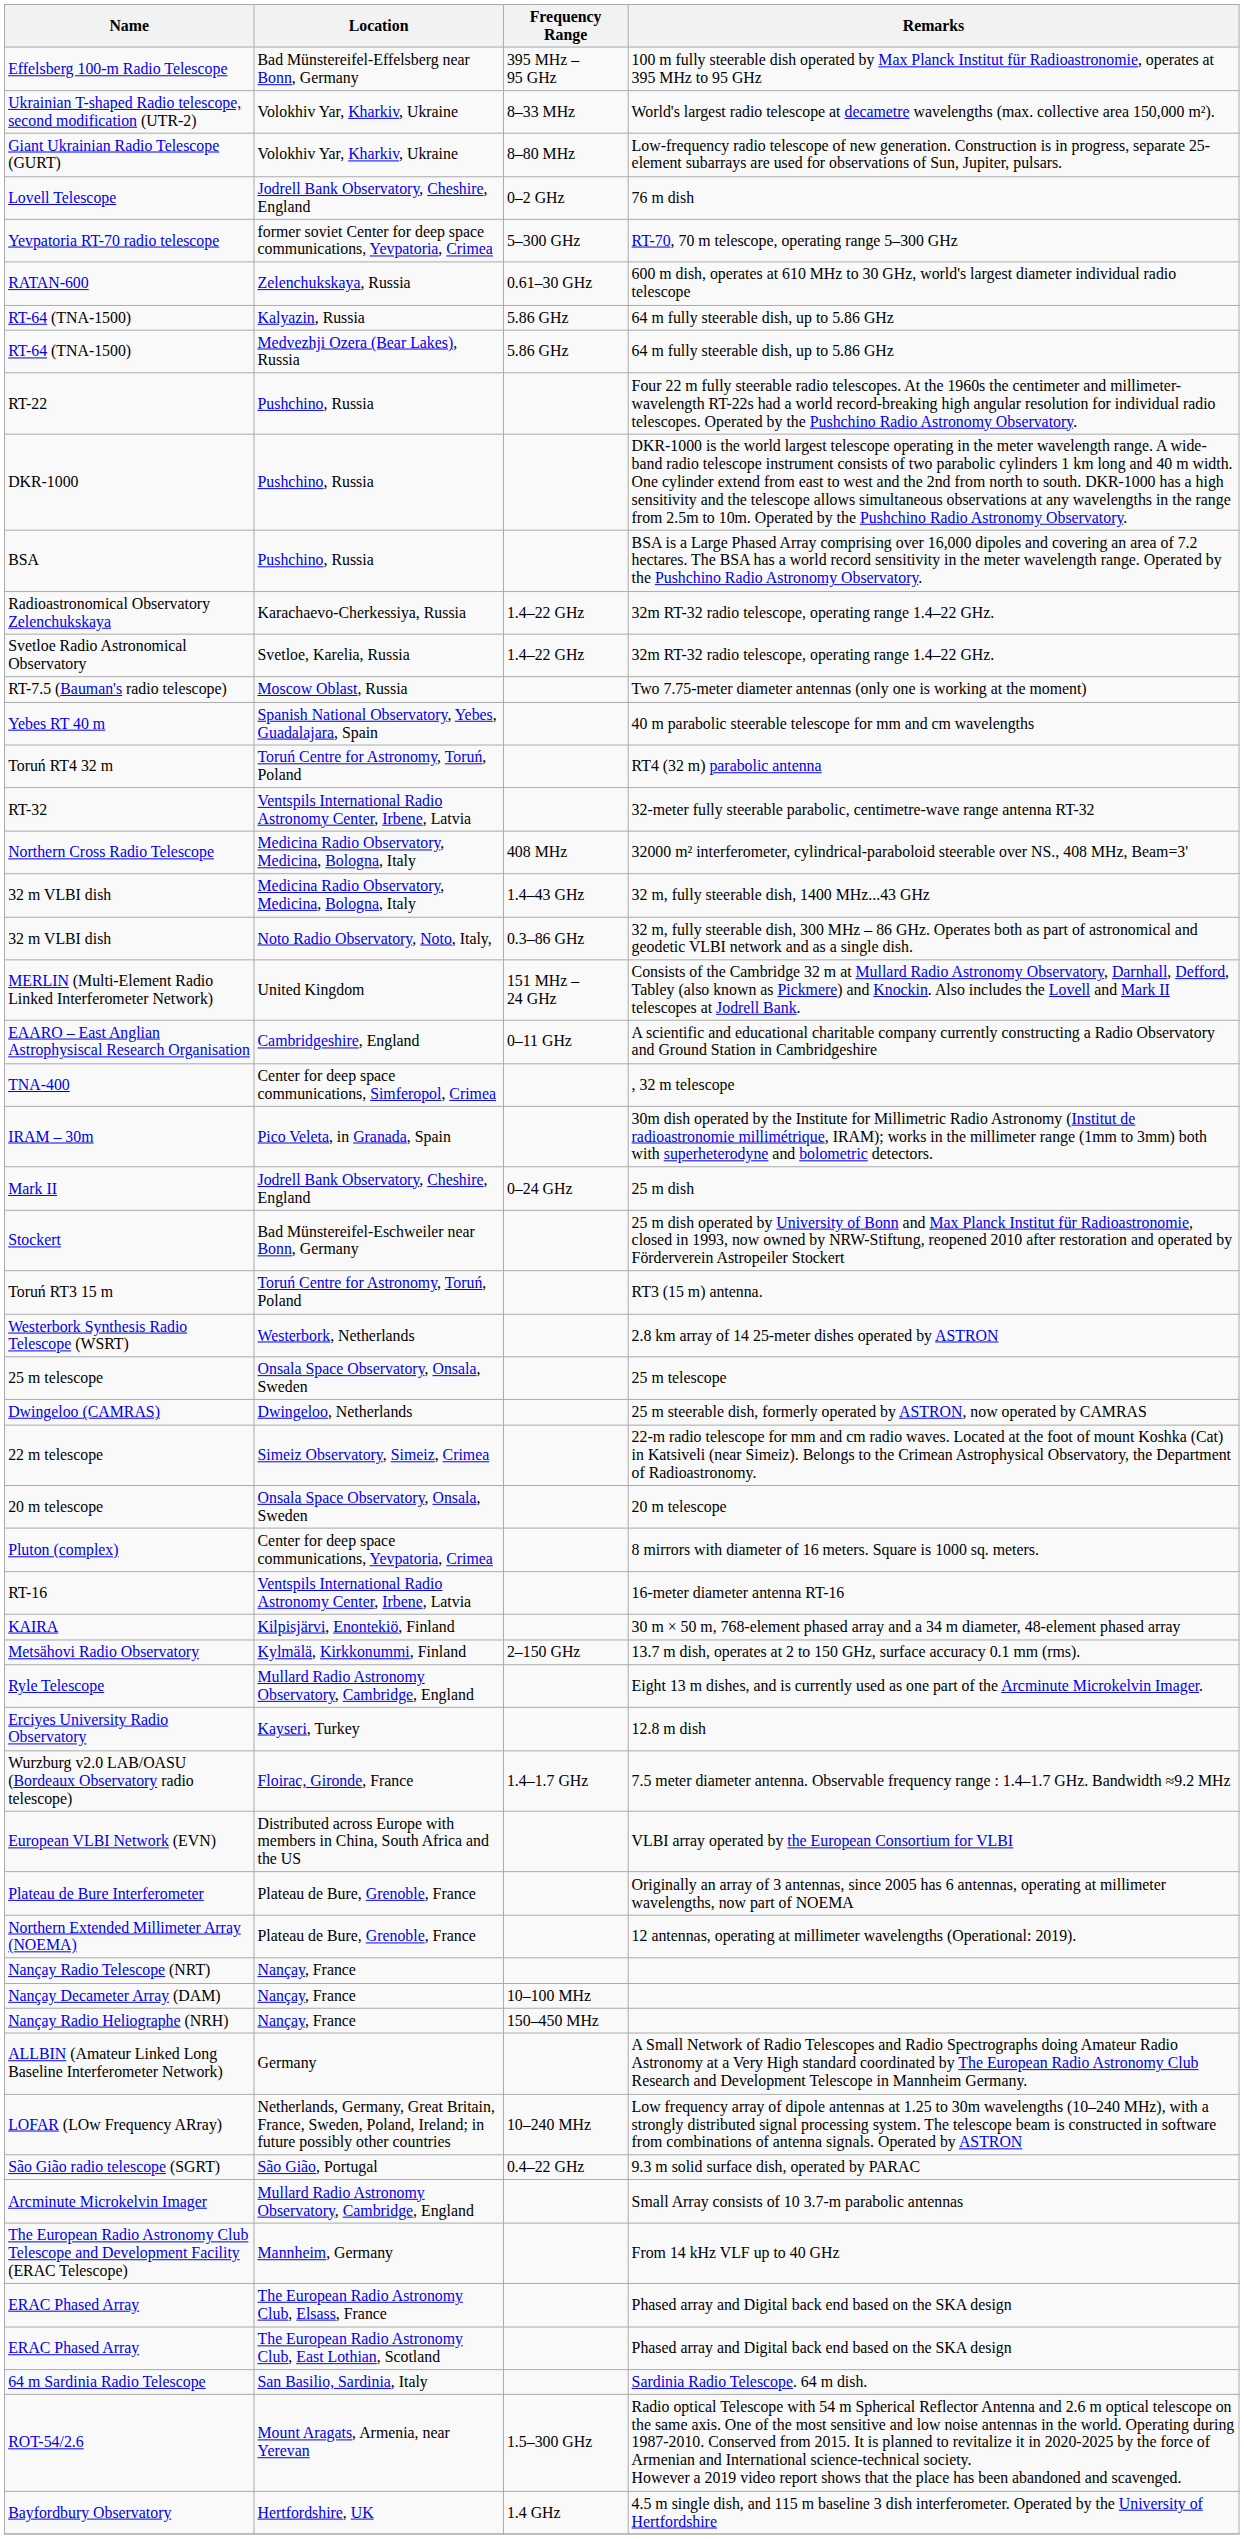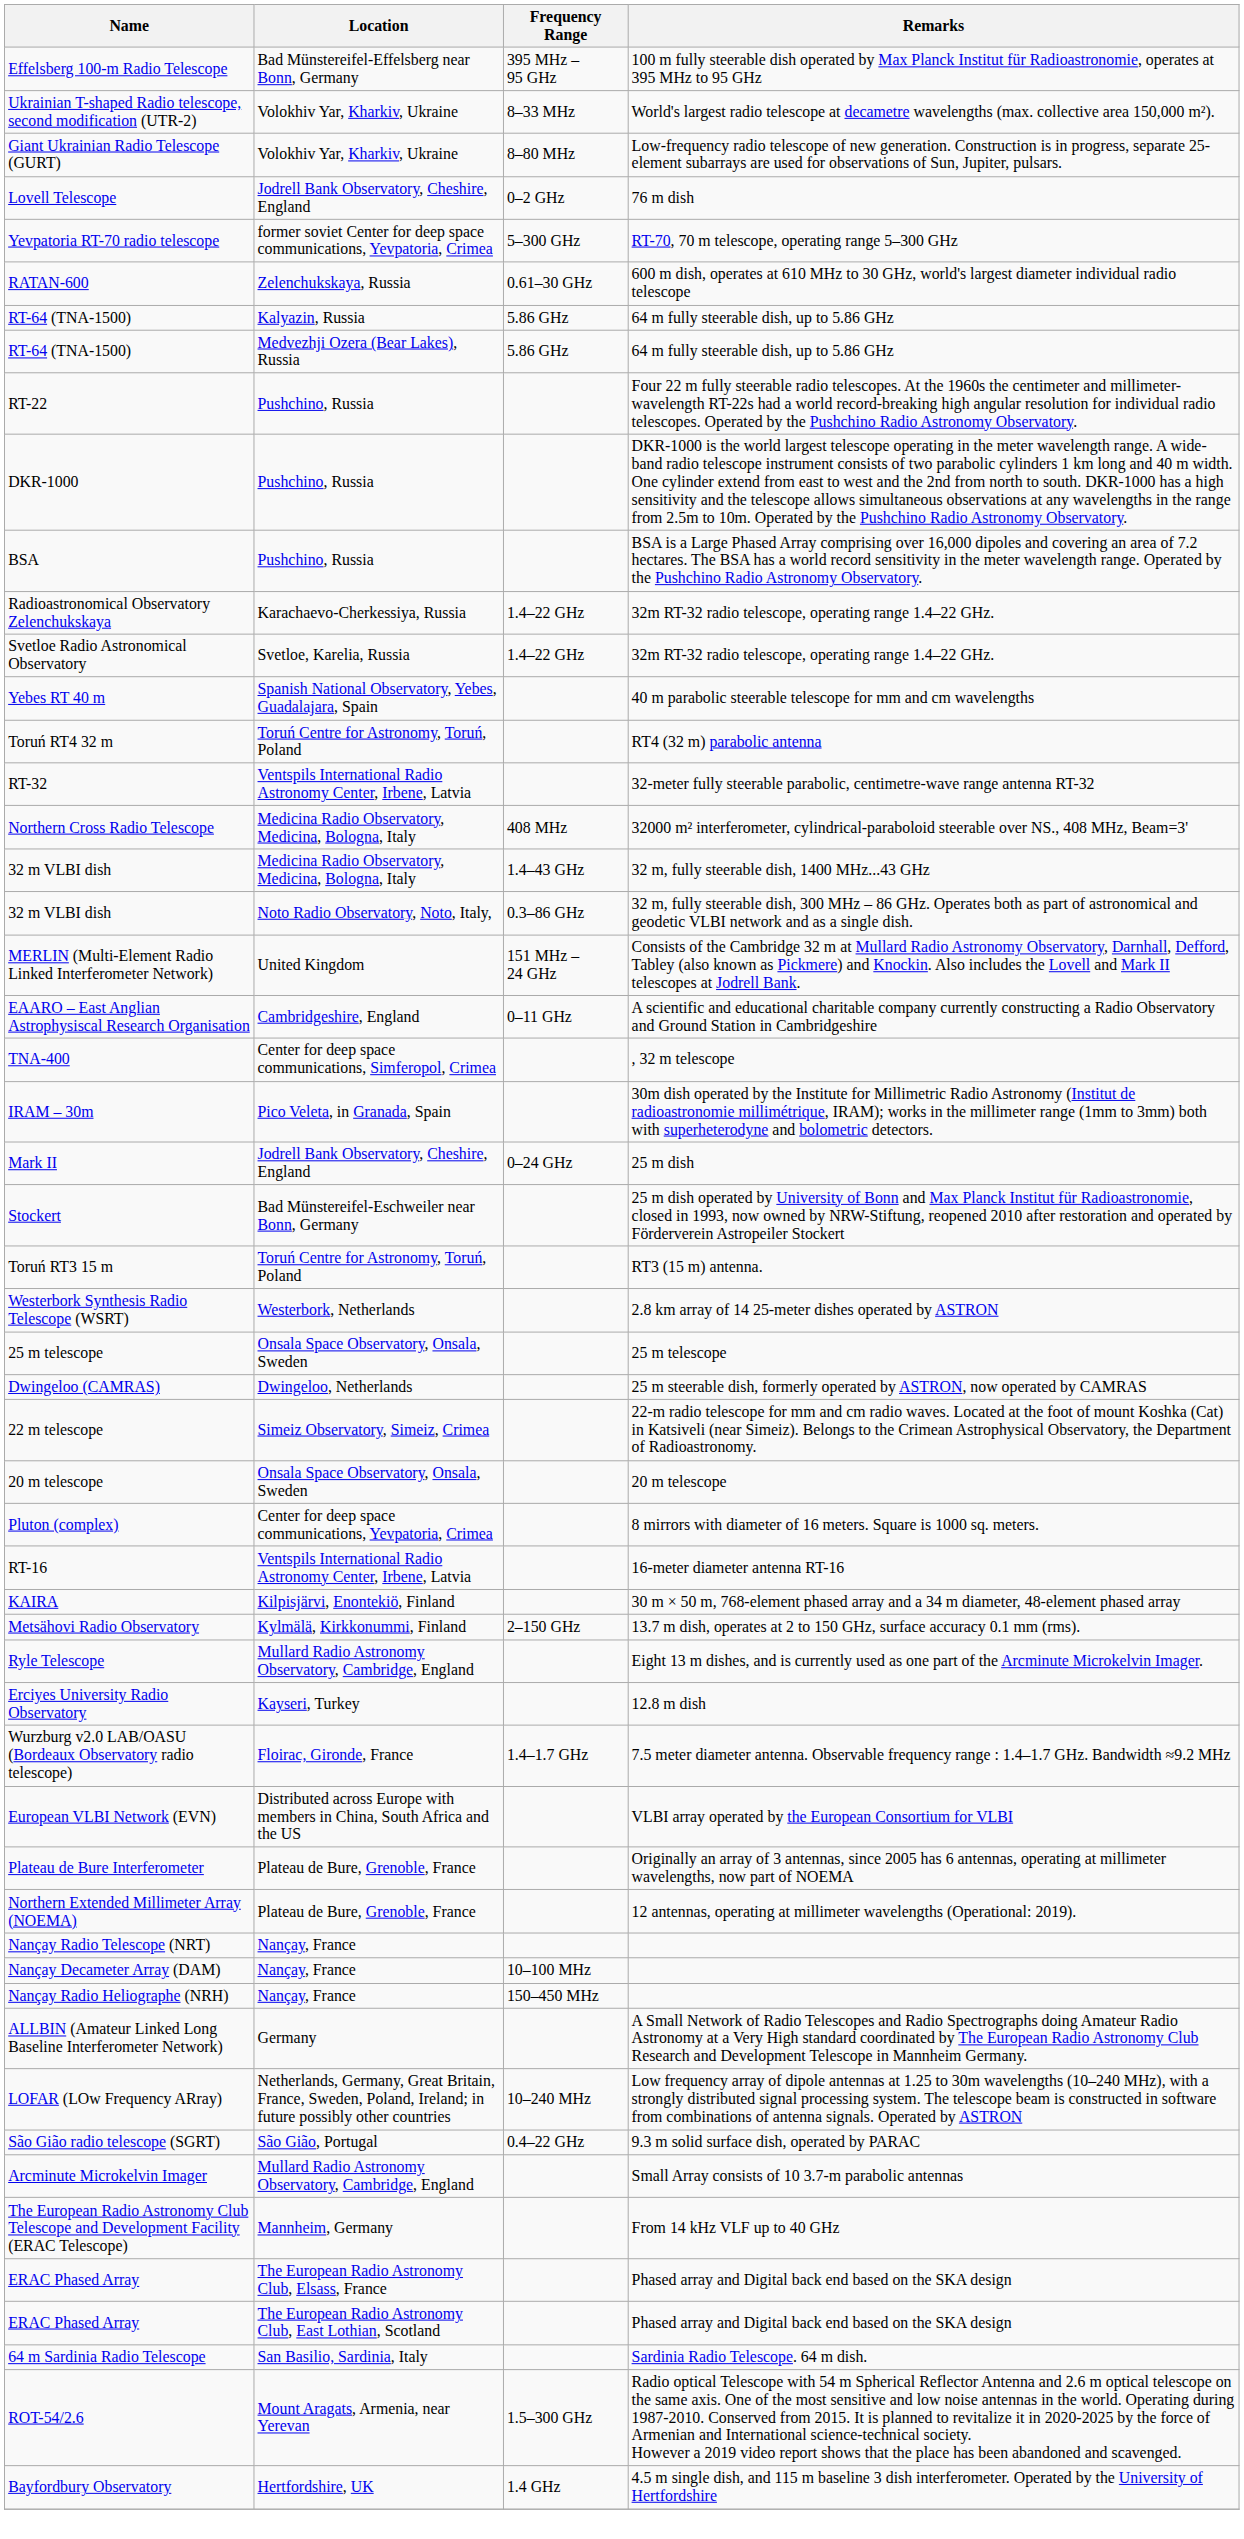- row: (117, 689)
